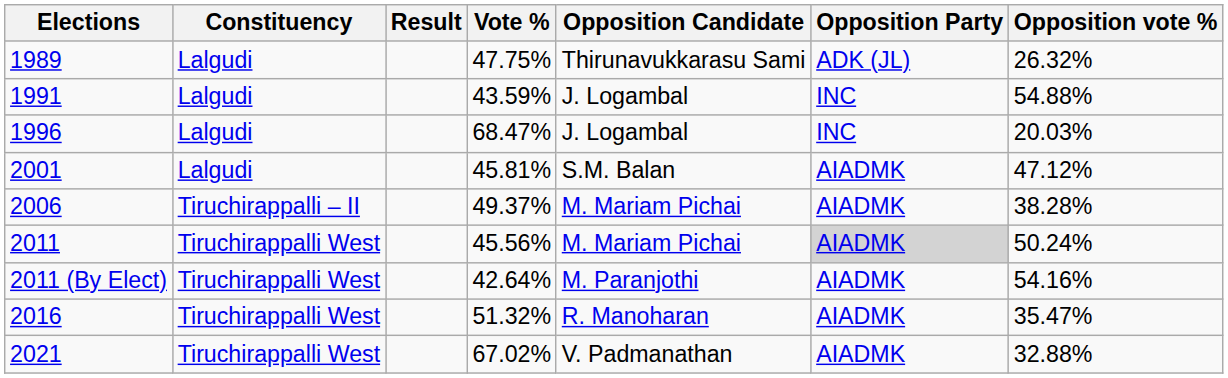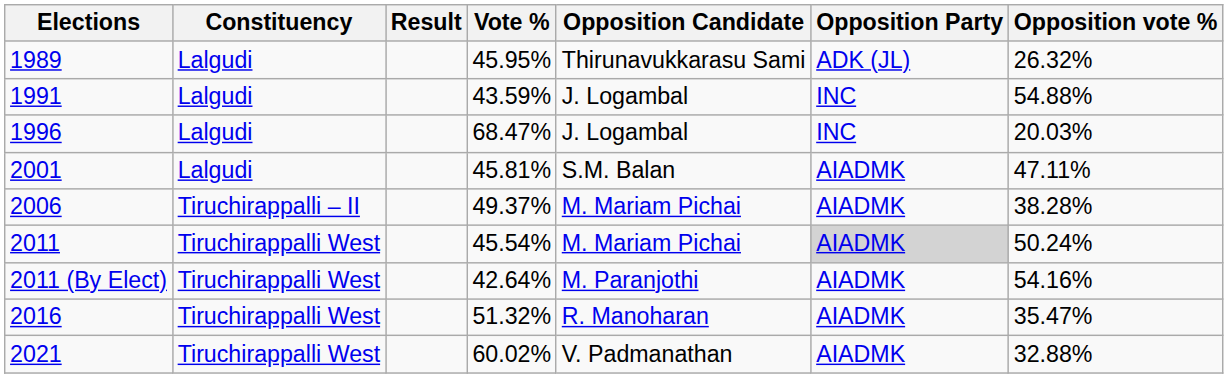(512, 59) 47.75% -> (512, 59) 45.95%
(1053, 170) 47.12% -> (1052, 170) 47.11%
(512, 243) 45.56% -> (512, 243) 45.54%
(512, 354) 67.02% -> (512, 354) 60.02%
